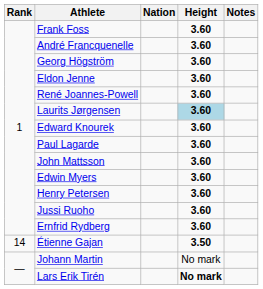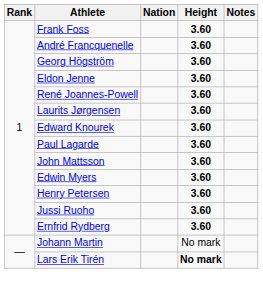(201, 111) lightblue background -> (201, 111) no background
- row: (70, 243)
